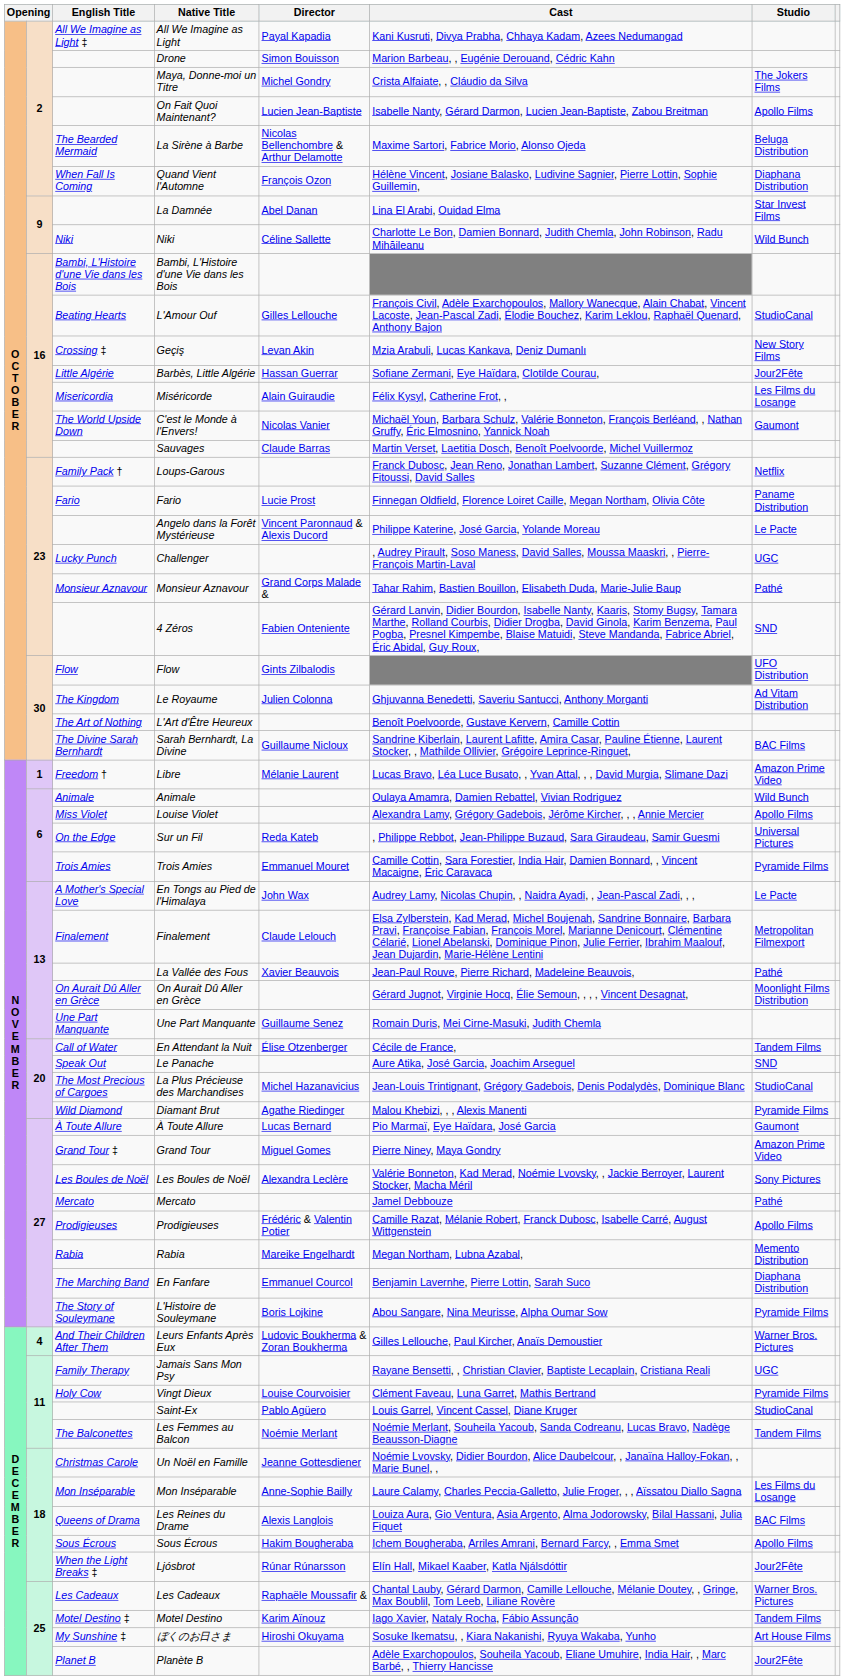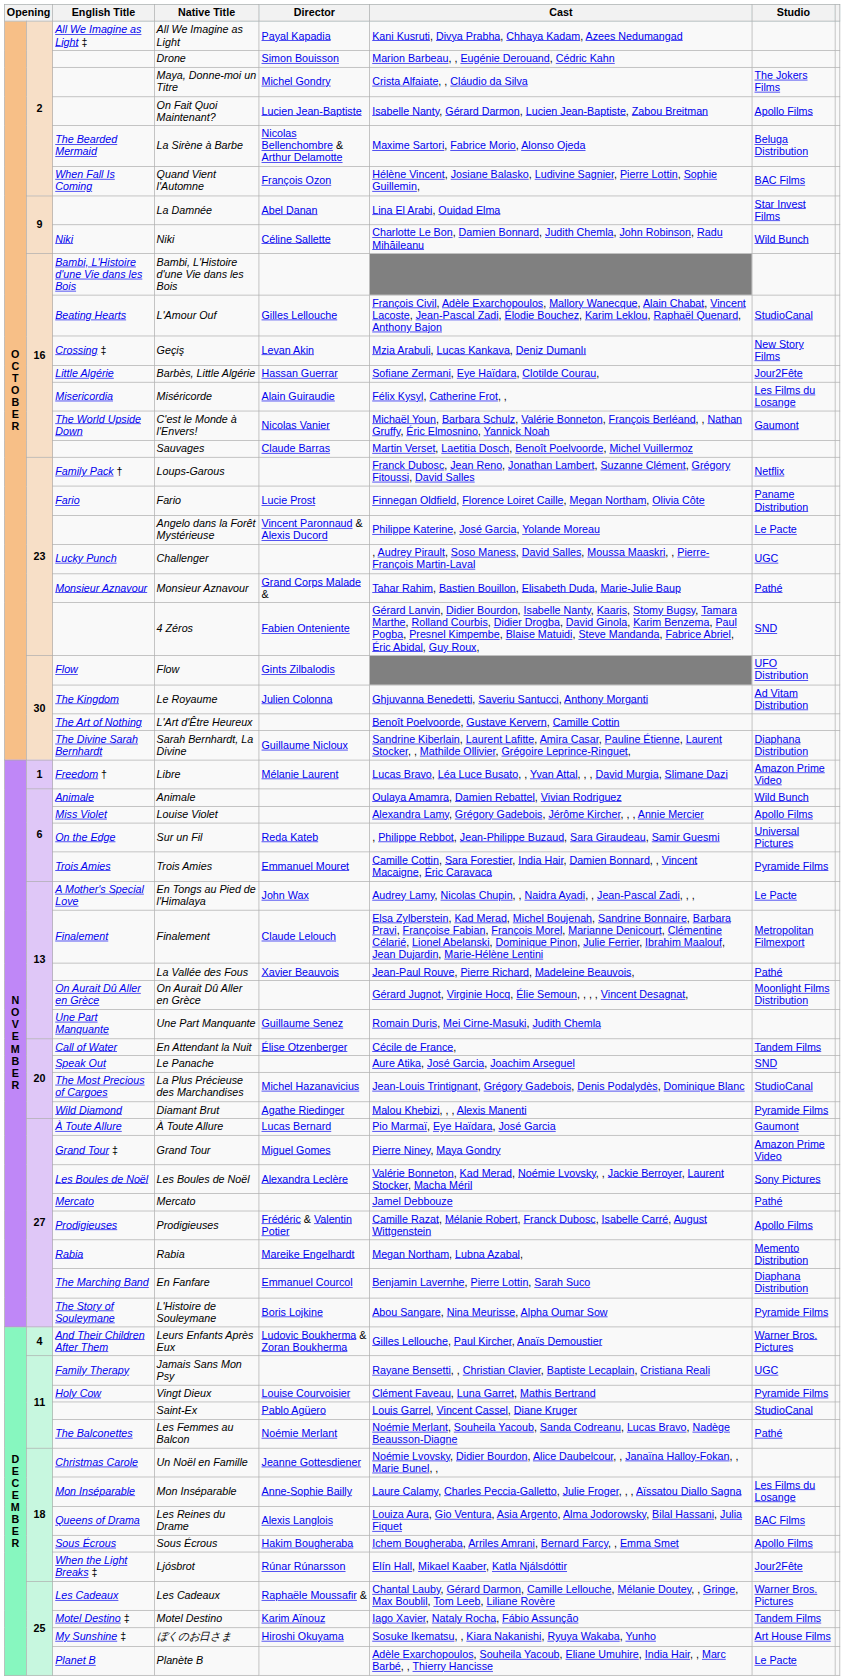(781, 181) Diaphana Distribution -> (780, 181) BAC Films
(780, 745) BAC Films -> (781, 745) Diaphana Distribution
(788, 1433) Tandem Films -> (769, 1433) Pathé
(779, 1661) Jour2Fête -> (776, 1661) Le Pacte
